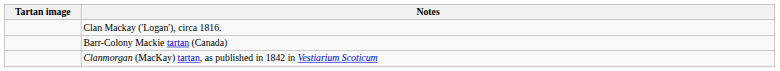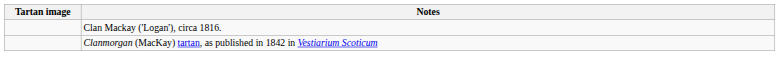- row: (155, 43)
